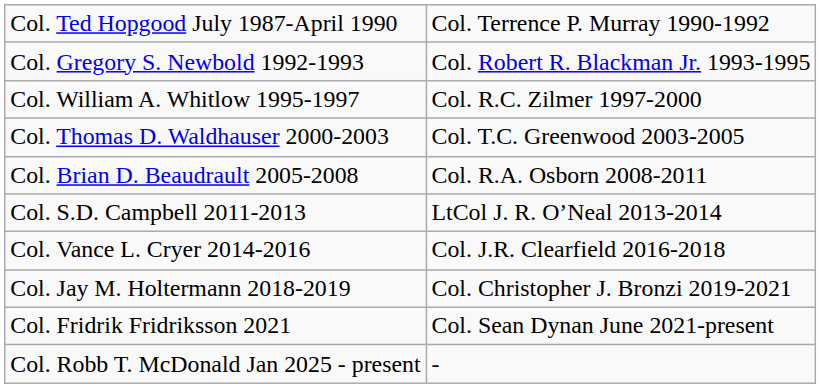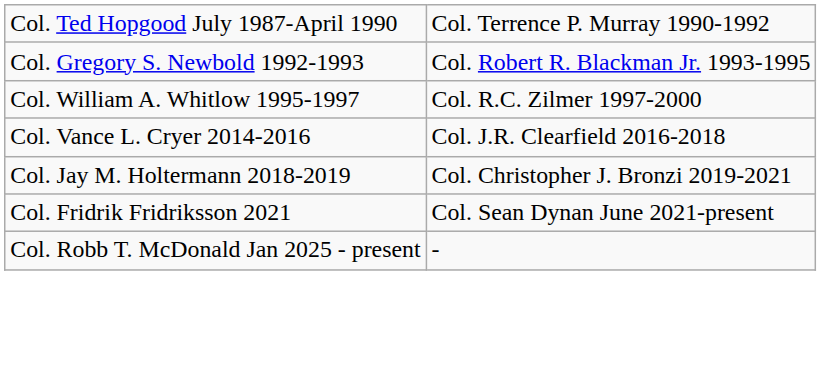- row: (200, 136)
- row: (184, 174)
- row: (158, 212)
